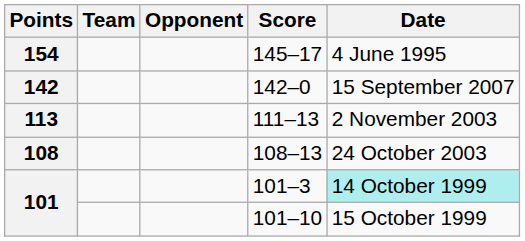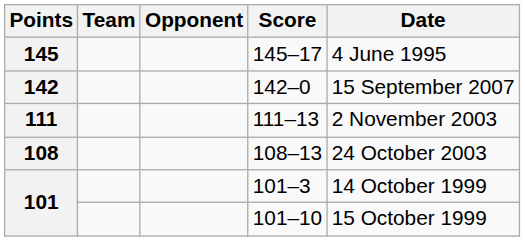(41, 53) 154 -> (41, 53) 145
(41, 119) 113 -> (41, 119) 111
(409, 185) paleturquoise background -> (409, 185) no background
